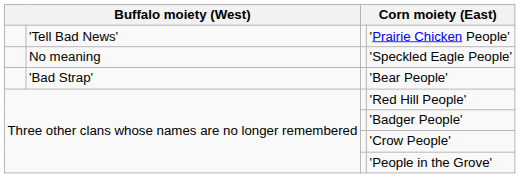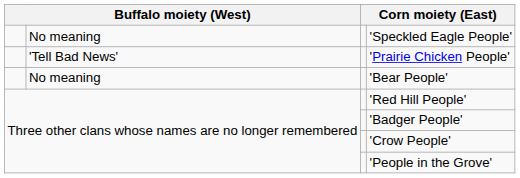rows swapped: (440, 36) <-> (441, 57)
(61, 78) 'Bad Strap' -> (65, 78) No meaning
